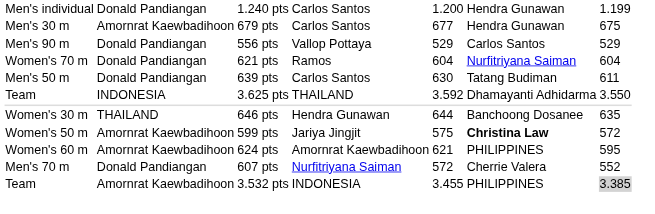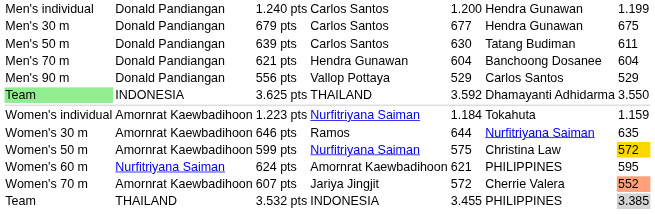(166, 26) Amornrat Kaewbadihoon -> (170, 26) Donald Pandiangan
rows swapped: (258, 78) <-> (258, 43)
(47, 60) Women's 70 m -> (37, 60) Men's 70 m
(312, 60) Ramos -> (359, 60) Hendra Gunawan
(521, 60) Nurfitriyana Saiman -> (543, 60) Banchoong Dosanee
(21, 95) no background -> (21, 95) lightgreen background
+ row: (282, 115)
(128, 115) THAILAND -> (184, 132) Amornrat Kaewbadihoon
(341, 115) Hendra Gunawan -> (330, 132) Ramos
(525, 115) Banchoong Dosanee -> (540, 132) Nurfitriyana Saiman
(326, 132) Jariya Jingjit -> (365, 149) Nurfitriyana Saiman
(508, 132) bold -> (523, 149) normal
(610, 132) no background -> (628, 149) gold background
(166, 149) Amornrat Kaewbadihoon -> (170, 167) Nurfitriyana Saiman
(37, 167) Men's 70 m -> (47, 184) Women's 70 m
(152, 167) Donald Pandiangan -> (184, 184) Amornrat Kaewbadihoon
(347, 167) Nurfitriyana Saiman -> (345, 184) Jariya Jingjit
(610, 167) no background -> (628, 184) lightsalmon background
(166, 184) Amornrat Kaewbadihoon -> (146, 201) THAILAND
